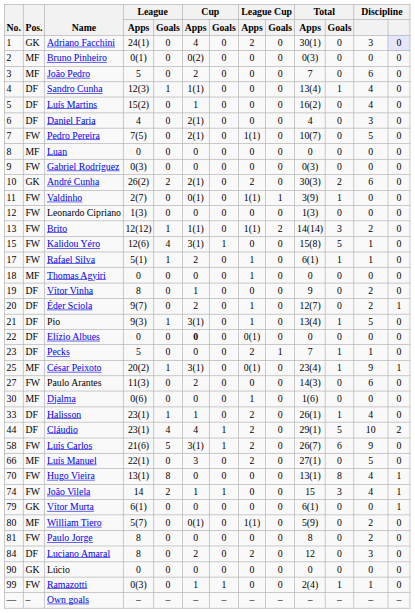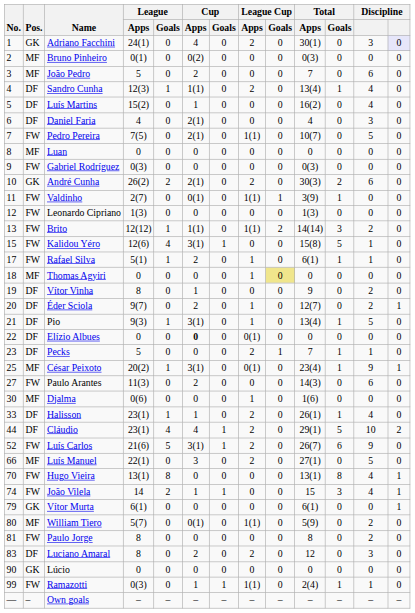(252, 89) 0 -> (252, 89) 2
(280, 275) no background -> (280, 275) khaki background
(11, 445) 58 -> (11, 445) 52
(11, 553) 84 -> (11, 553) 83
(252, 584) 0 -> (252, 584) 1(1)
